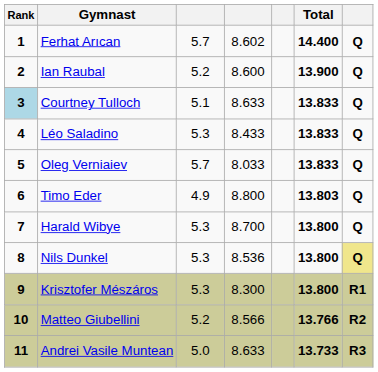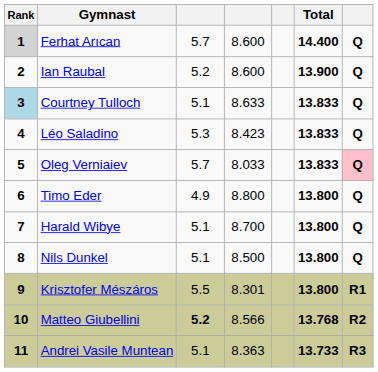(21, 41) no background -> (21, 41) lightgrey background
(248, 41) 8.602 -> (248, 41) 8.600
(248, 134) 8.433 -> (248, 134) 8.423
(358, 165) no background -> (358, 165) pink background
(318, 196) 13.803 -> (318, 196) 13.800
(200, 227) 5.3 -> (200, 227) 5.1
(200, 258) 5.3 -> (200, 258) 5.1
(248, 258) 8.536 -> (248, 258) 8.500
(358, 258) khaki background -> (358, 258) no background
(200, 289) 5.3 -> (200, 289) 5.5
(248, 289) 8.300 -> (248, 289) 8.301
(200, 320) normal -> (200, 320) bold
(318, 320) 13.766 -> (318, 320) 13.768
(200, 351) 5.0 -> (200, 351) 5.1
(248, 351) 8.633 -> (248, 351) 8.363
